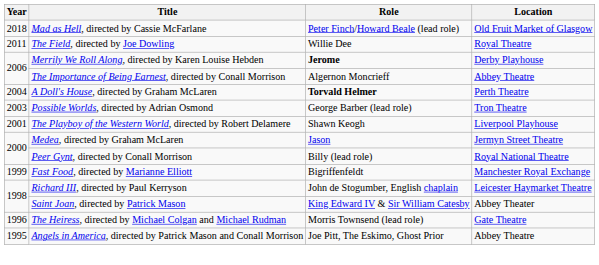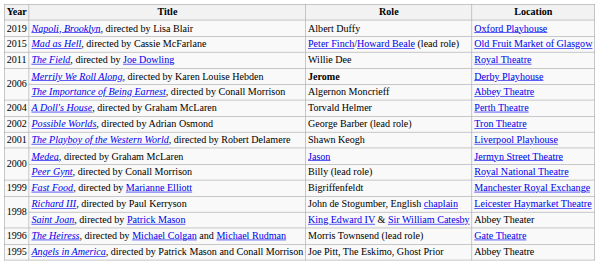+ row: (112, 28)
(17, 28) 2018 -> (17, 44) 2015
(342, 92) bold -> (340, 108) normal
(17, 108) 2003 -> (17, 124) 2002
